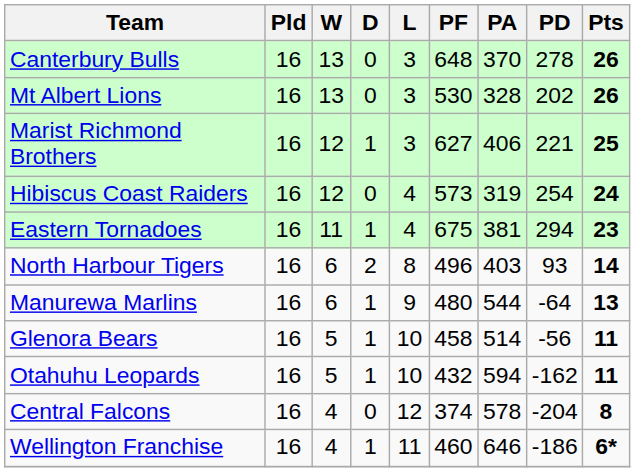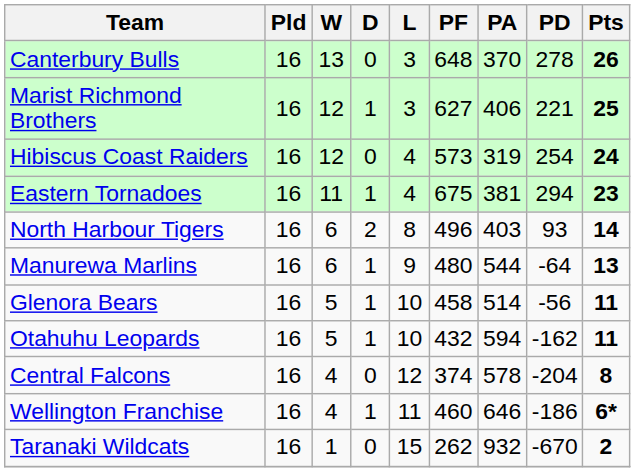- row: (86, 95)
+ row: (100, 447)
